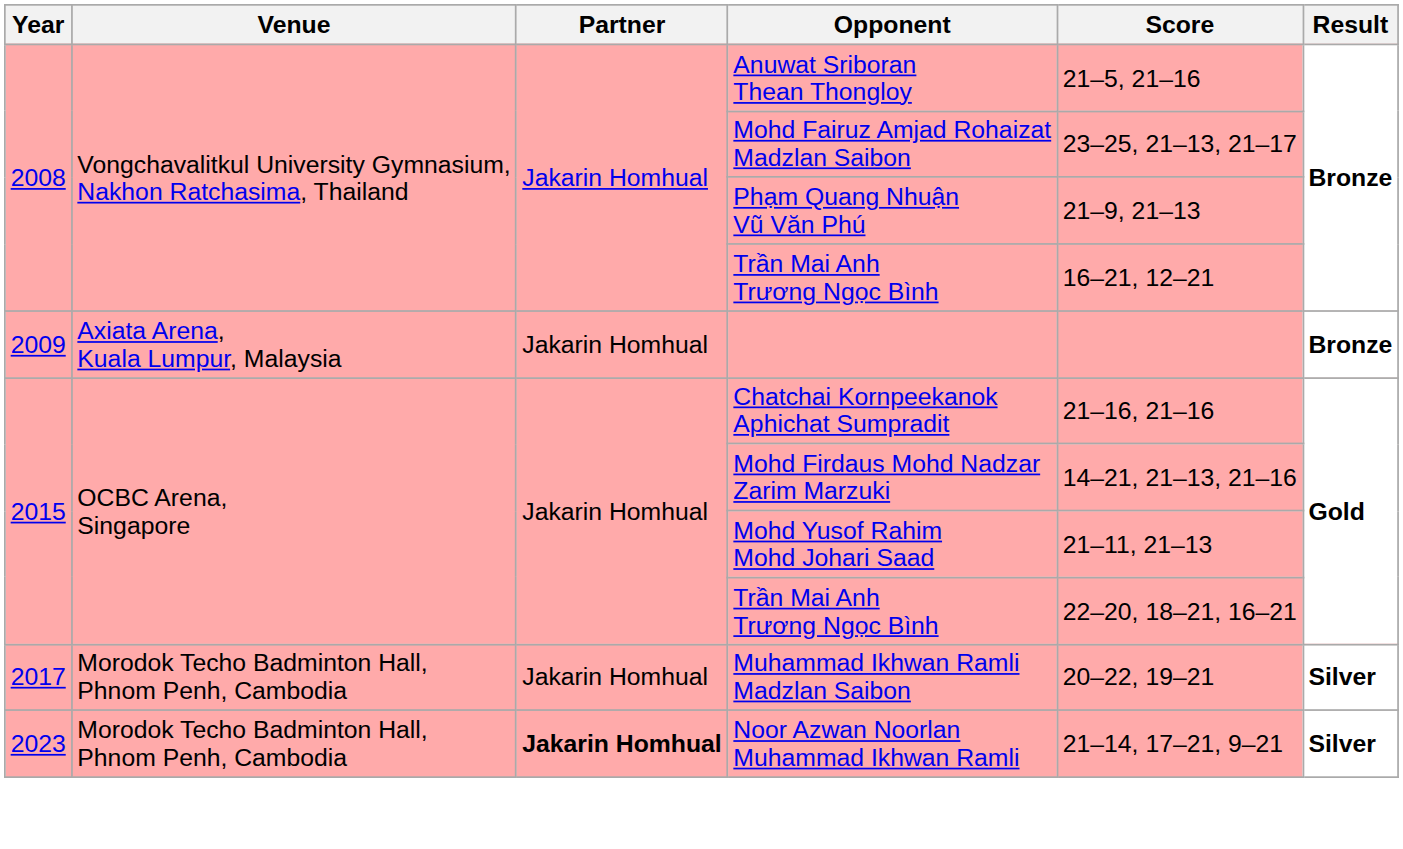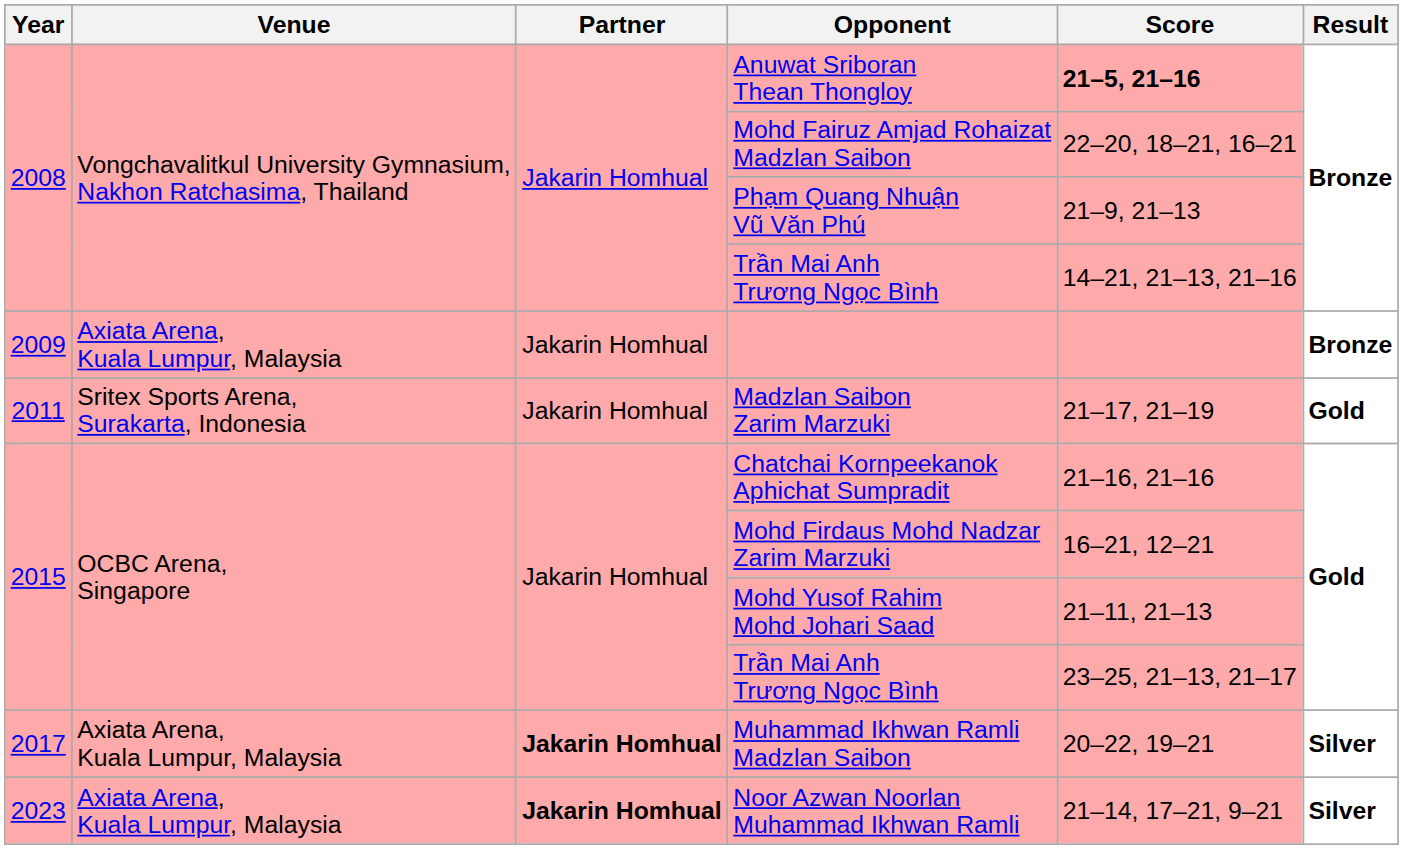(1132, 78) normal -> (1132, 78) bold
(1180, 144) 23–25, 21–13, 21–17 -> (1180, 144) 22–20, 18–21, 16–21
(1139, 278) 16–21, 12–21 -> (1180, 278) 14–21, 21–13, 21–16
+ row: (38, 411)
(1180, 478) 14–21, 21–13, 21–16 -> (1139, 544) 16–21, 12–21
(1180, 611) 22–20, 18–21, 16–21 -> (1180, 678) 23–25, 21–13, 21–17
(253, 678) Morodok Techo Badminton Hall, Phnom Penh, Cambodia -> (209, 744) Axiata Arena, Kuala Lumpur, Malaysia
(615, 678) normal -> (622, 744) bold
(253, 744) Morodok Techo Badminton Hall, Phnom Penh, Cambodia -> (209, 811) Axiata Arena, Kuala Lumpur, Malaysia
